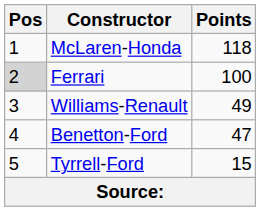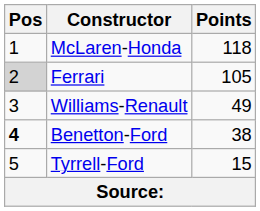(236, 77) 100 -> (236, 77) 105
(14, 135) normal -> (14, 135) bold
(242, 135) 47 -> (242, 135) 38
